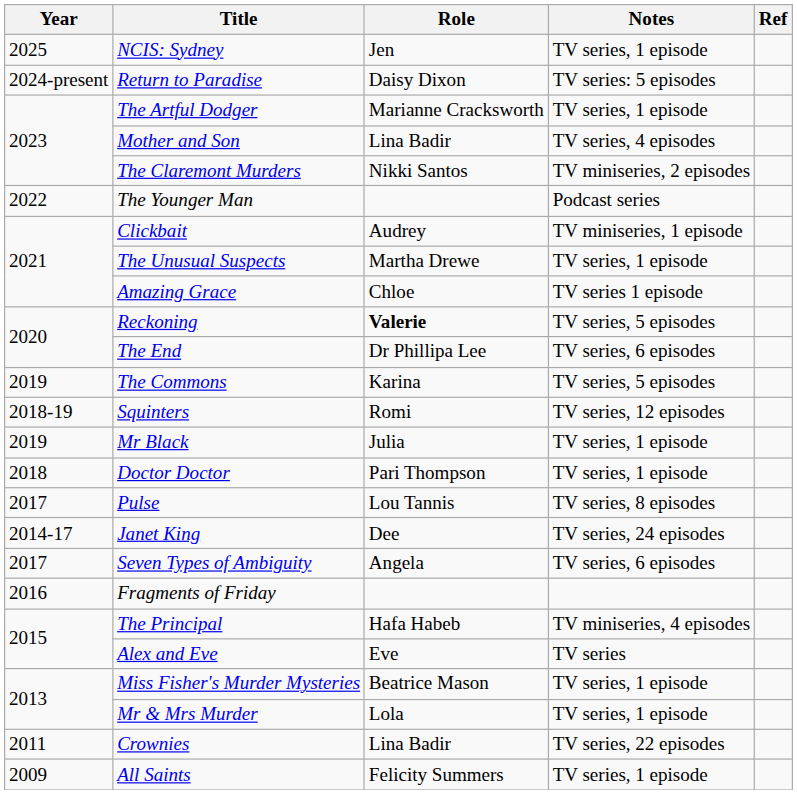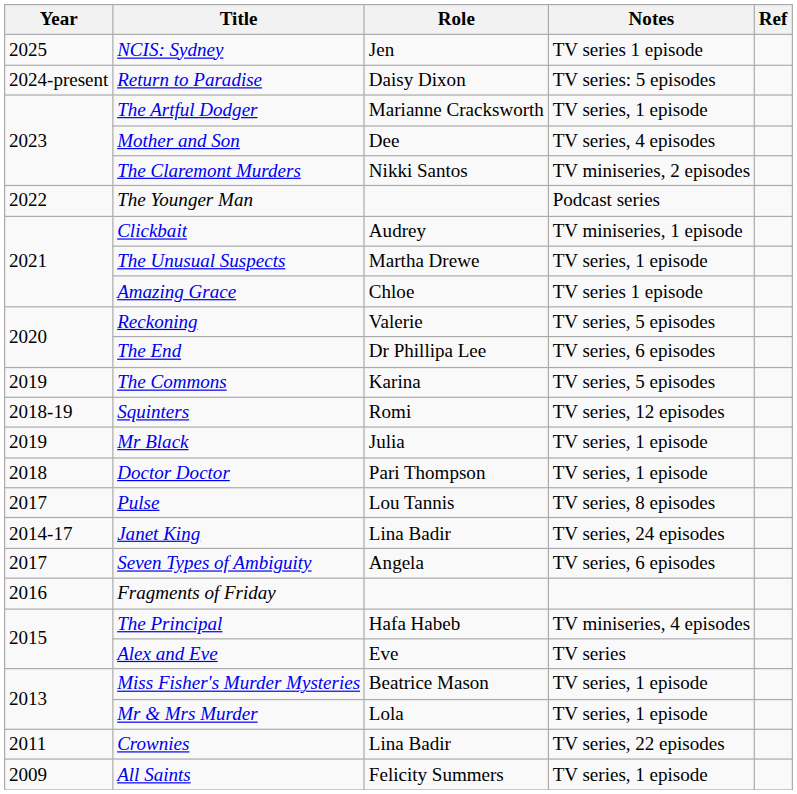(630, 49) TV series, 1 episode -> (628, 49) TV series 1 episode
(410, 140) Lina Badir -> (384, 140) Dee
(398, 321) bold -> (396, 321) normal
(384, 532) Dee -> (410, 532) Lina Badir
